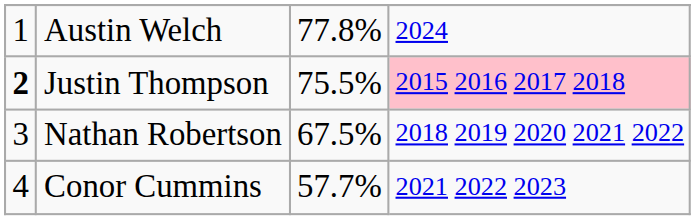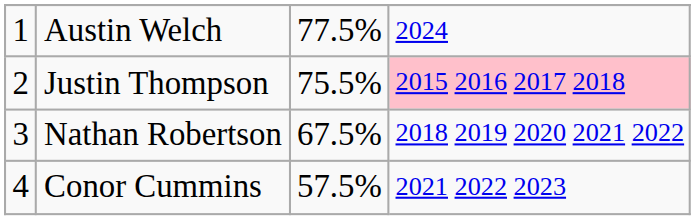(339, 30) 77.8% -> (339, 30) 77.5%
(21, 82) bold -> (21, 82) normal
(339, 186) 57.7% -> (339, 186) 57.5%
